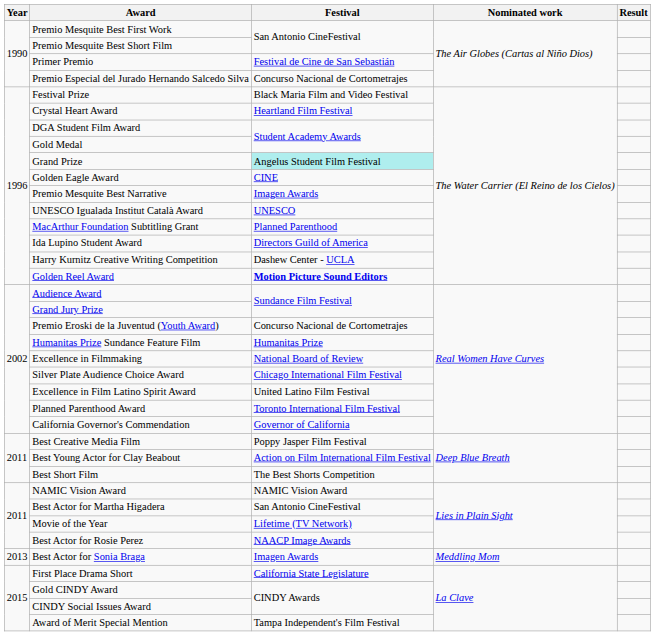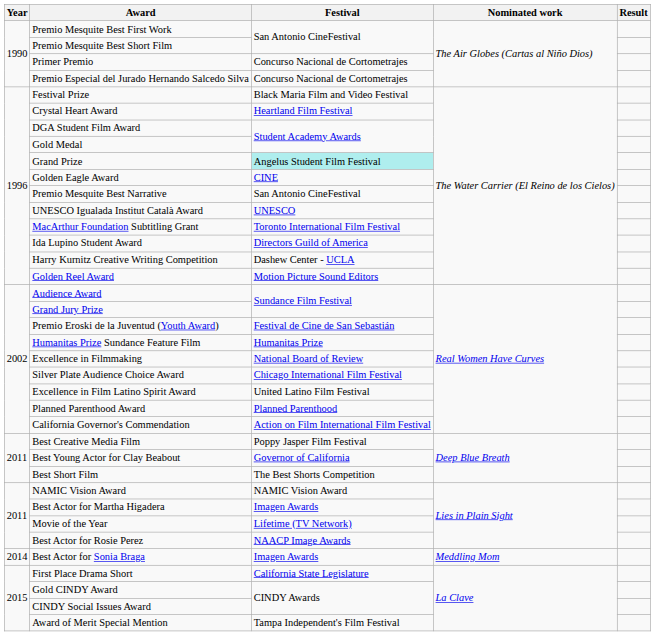(324, 62) Festival de Cine de San Sebastián -> (331, 62) Concurso Nacional de Cortometrajes
(286, 194) Imagen Awards -> (307, 194) San Antonio CineFestival
(295, 227) Planned Parenthood -> (327, 227) Toronto International Film Festival
(321, 276) bold -> (316, 276) normal
(331, 326) Concurso Nacional de Cortometrajes -> (324, 326) Festival de Cine de San Sebastián
(327, 408) Toronto International Film Festival -> (295, 408) Planned Parenthood
(302, 425) Governor of California -> (342, 425) Action on Film International Film Festival
(342, 458) Action on Film International Film Festival -> (302, 458) Governor of California
(307, 507) San Antonio CineFestival -> (286, 507) Imagen Awards
(17, 557) 2013 -> (17, 557) 2014
